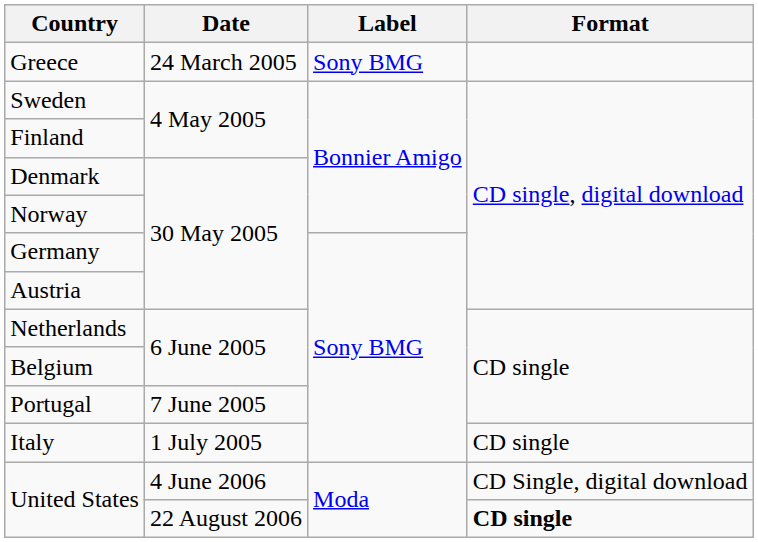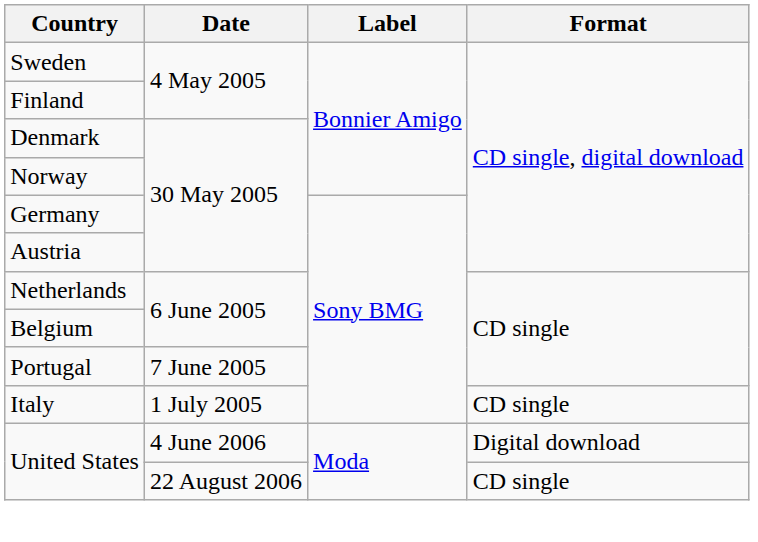- row: (44, 61)
(610, 480) CD Single, digital download -> (556, 442) Digital download
(522, 518) bold -> (521, 480) normal
